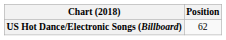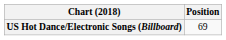(203, 27) 62 -> (203, 27) 69
